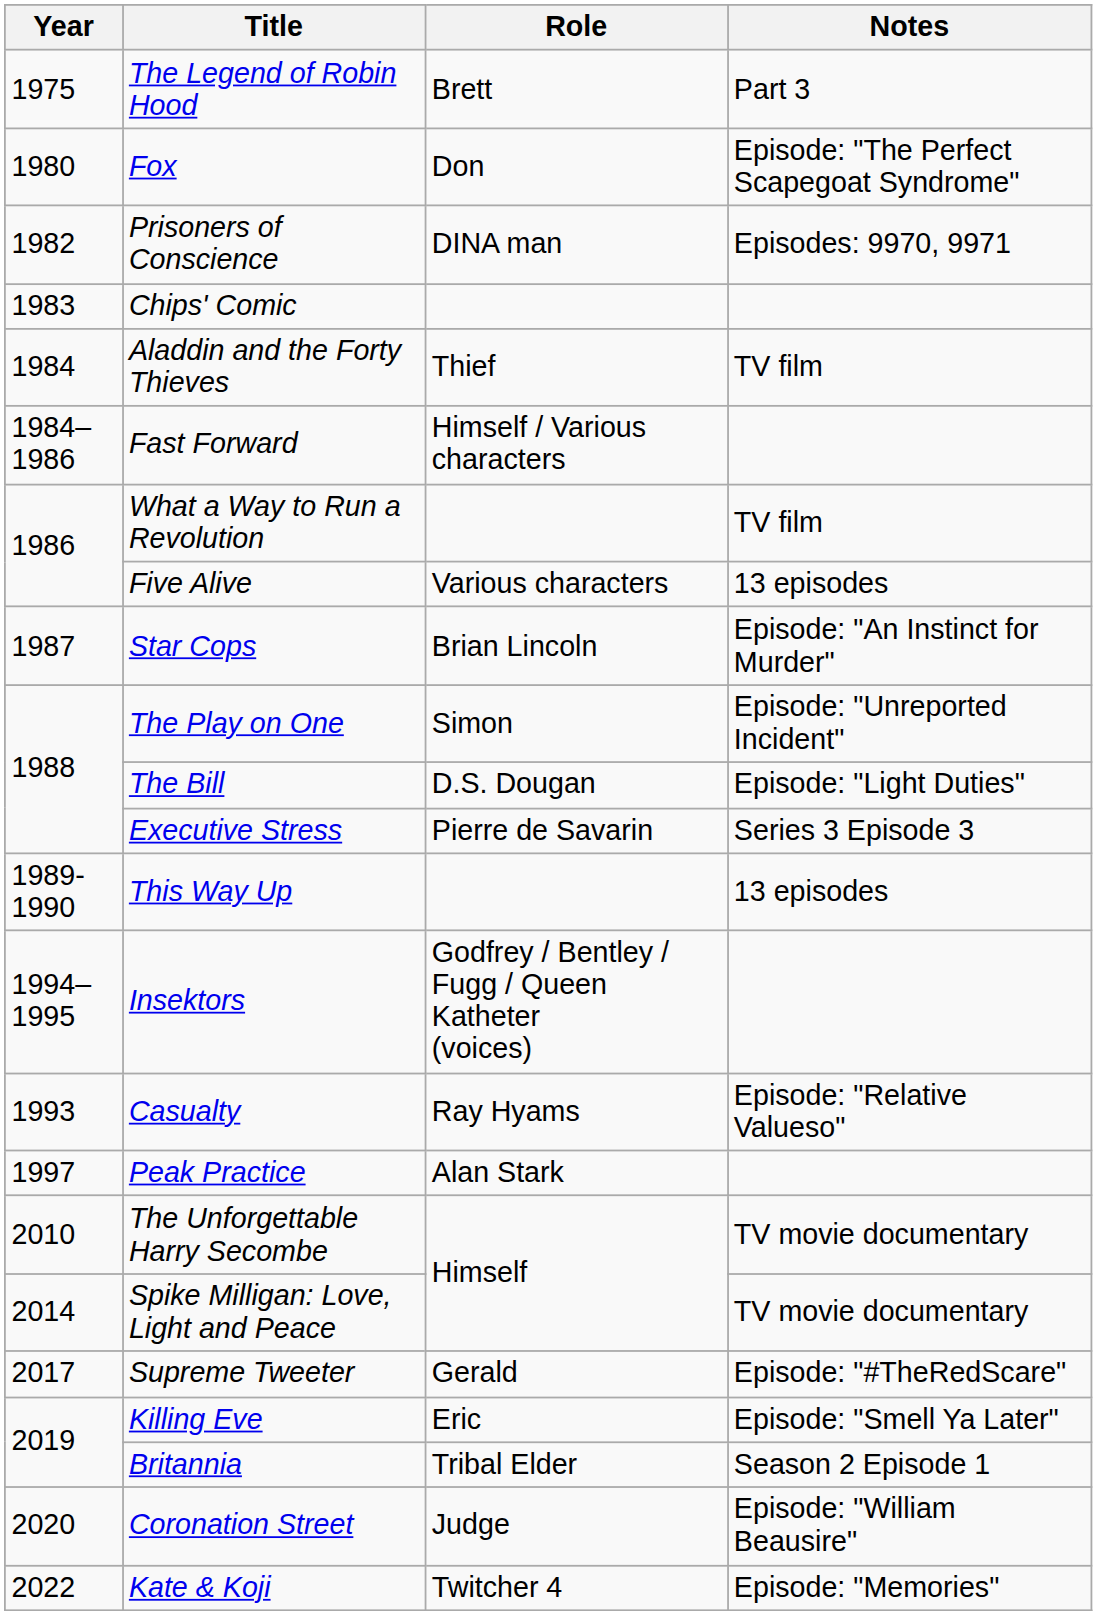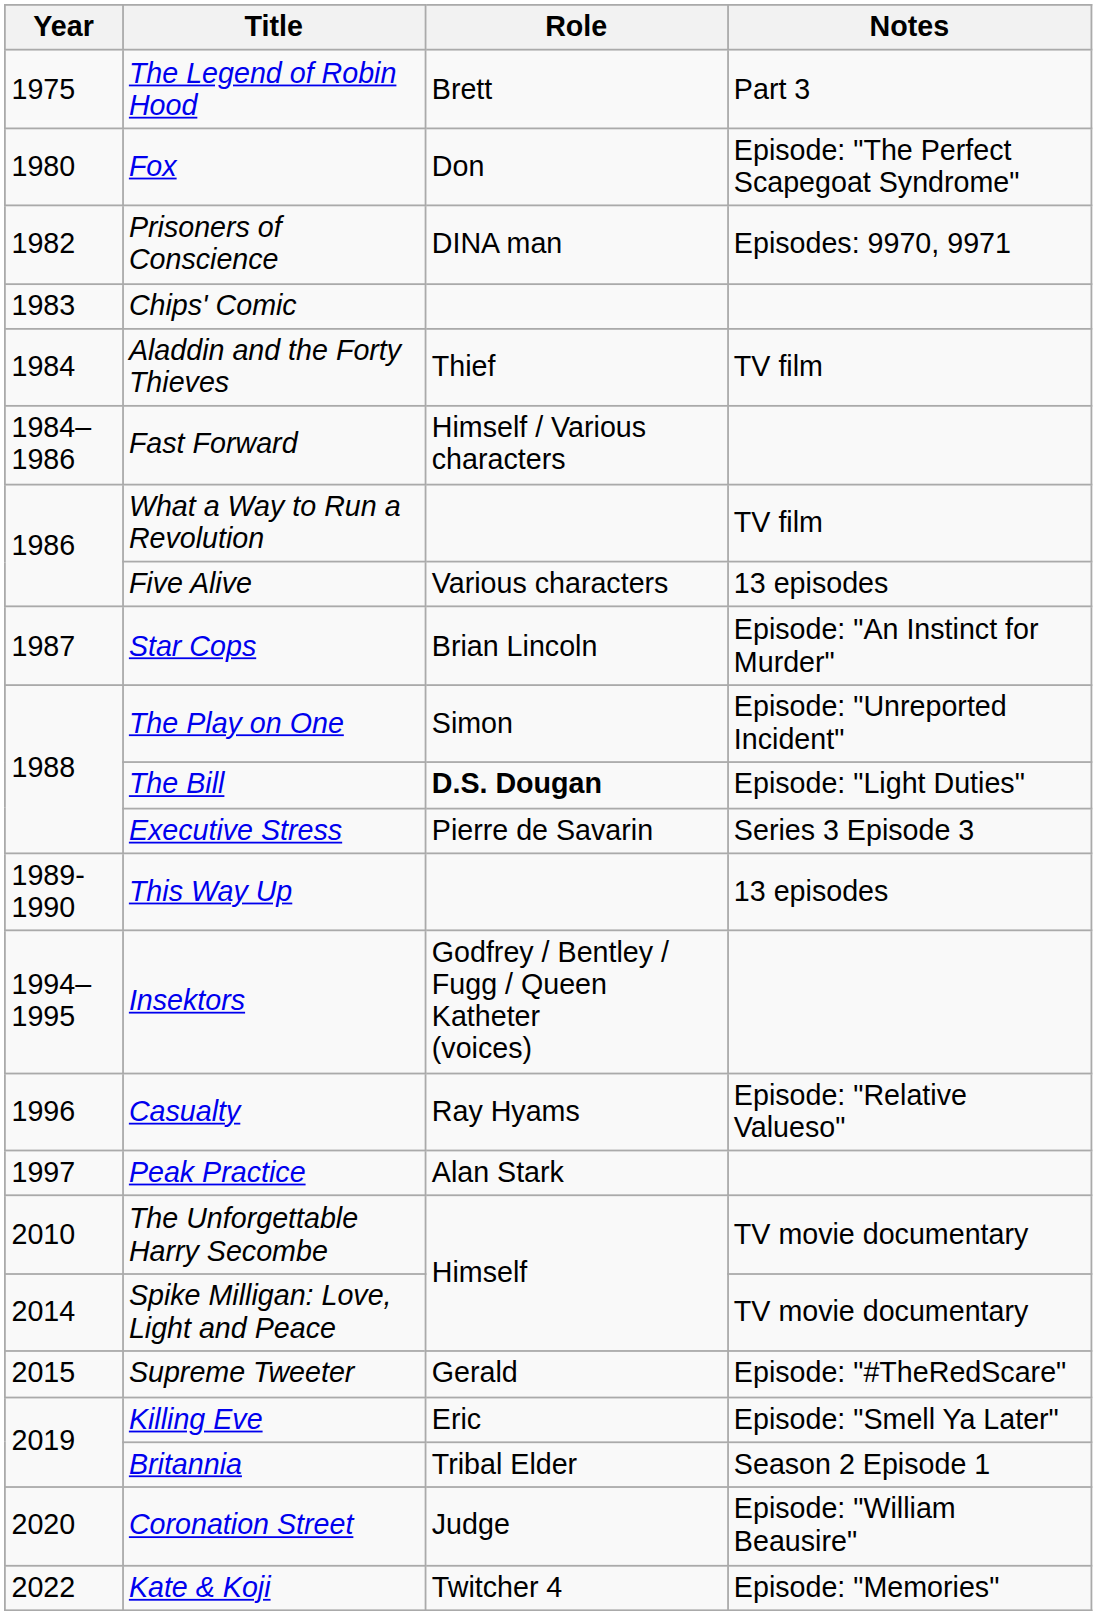(514, 784) normal -> (517, 784) bold
(43, 1111) 1993 -> (43, 1111) 1996
(43, 1373) 2017 -> (43, 1373) 2015
